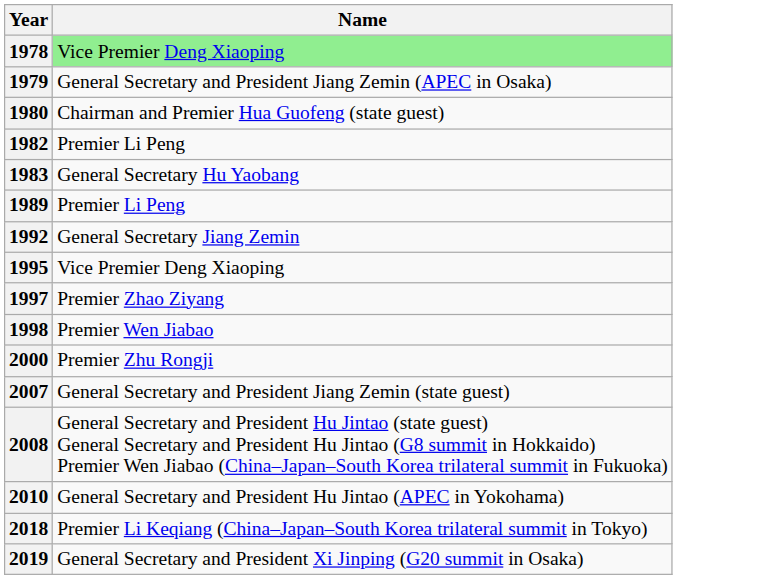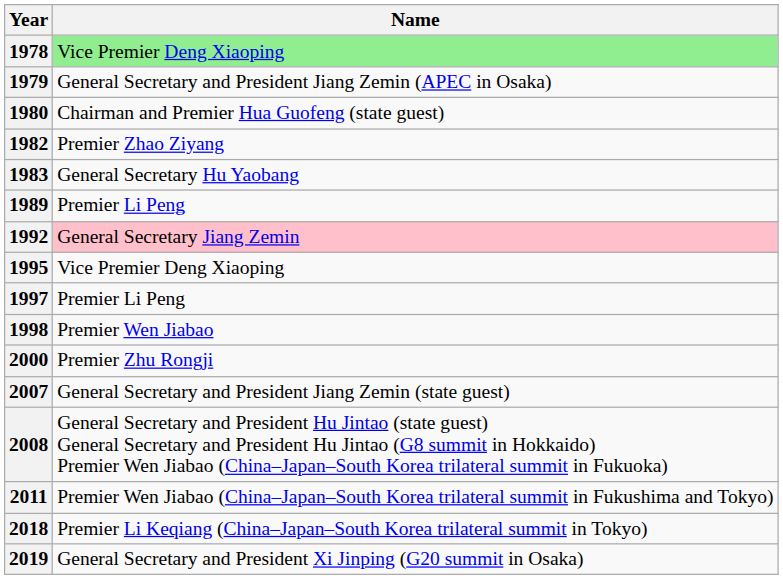(121, 143) Premier Li Peng -> (141, 143) Premier Zhao Ziyang
(178, 236) no background -> (178, 236) pink background
(141, 298) Premier Zhao Ziyang -> (121, 298) Premier Li Peng
- row: (29, 497)
+ row: (29, 497)
